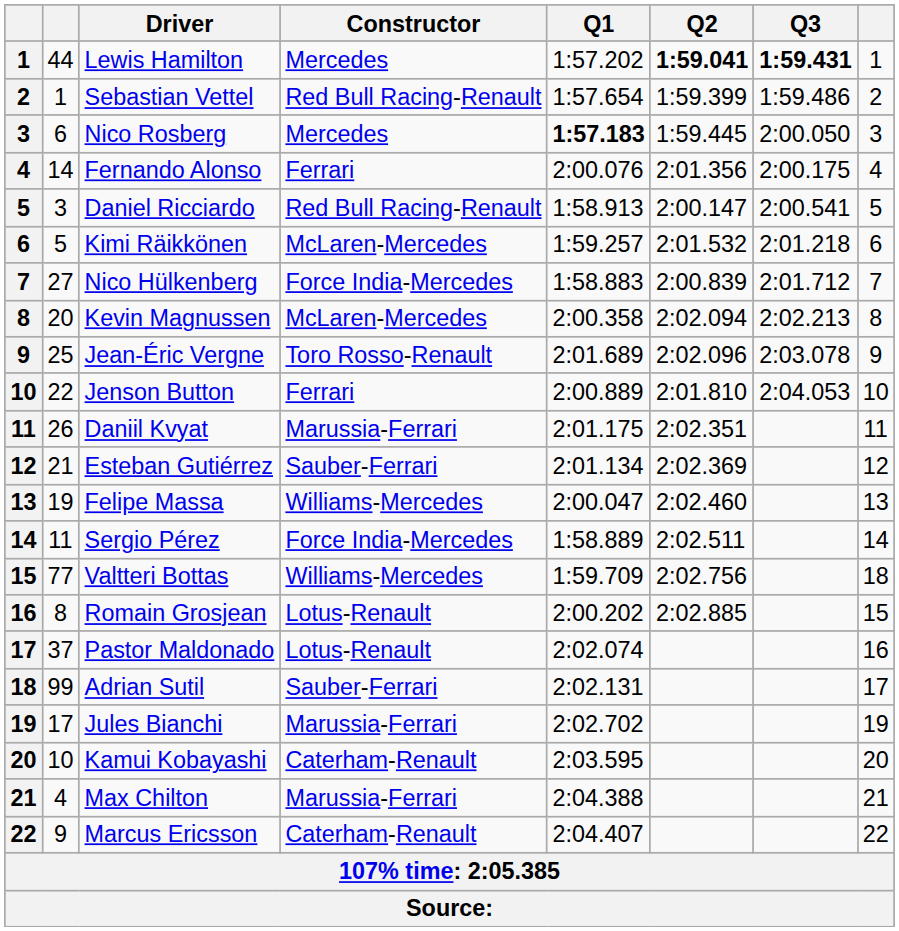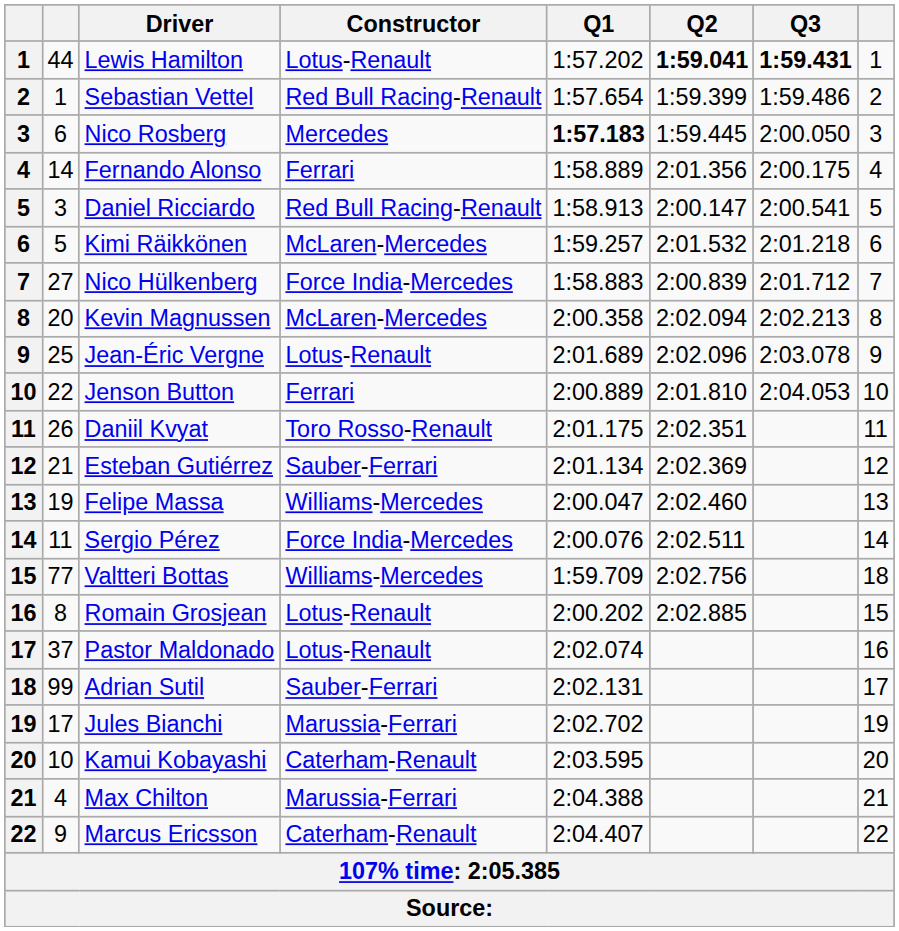(337, 60) Mercedes -> (358, 60) Lotus-Renault
(598, 170) 2:00.076 -> (598, 170) 1:58.889
(389, 355) Toro Rosso-Renault -> (358, 355) Lotus-Renault
(371, 428) Marussia-Ferrari -> (389, 428) Toro Rosso-Renault
(598, 539) 1:58.889 -> (598, 539) 2:00.076
